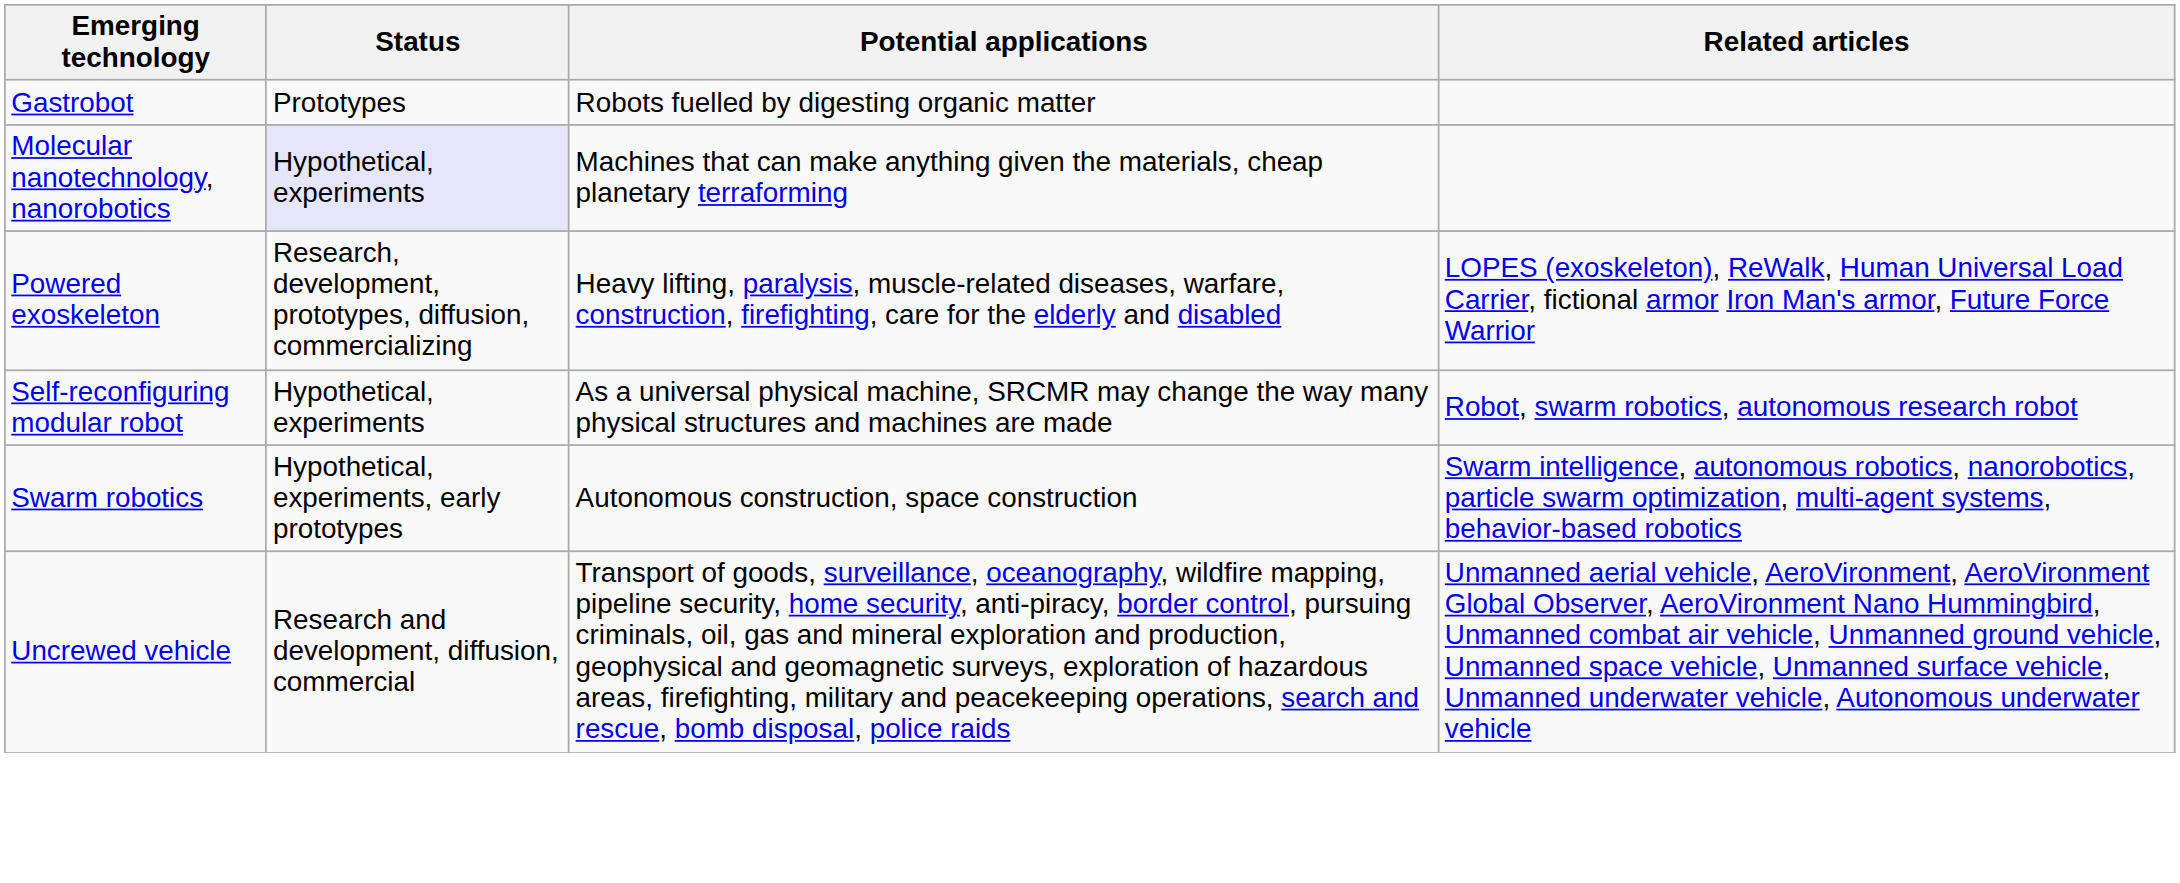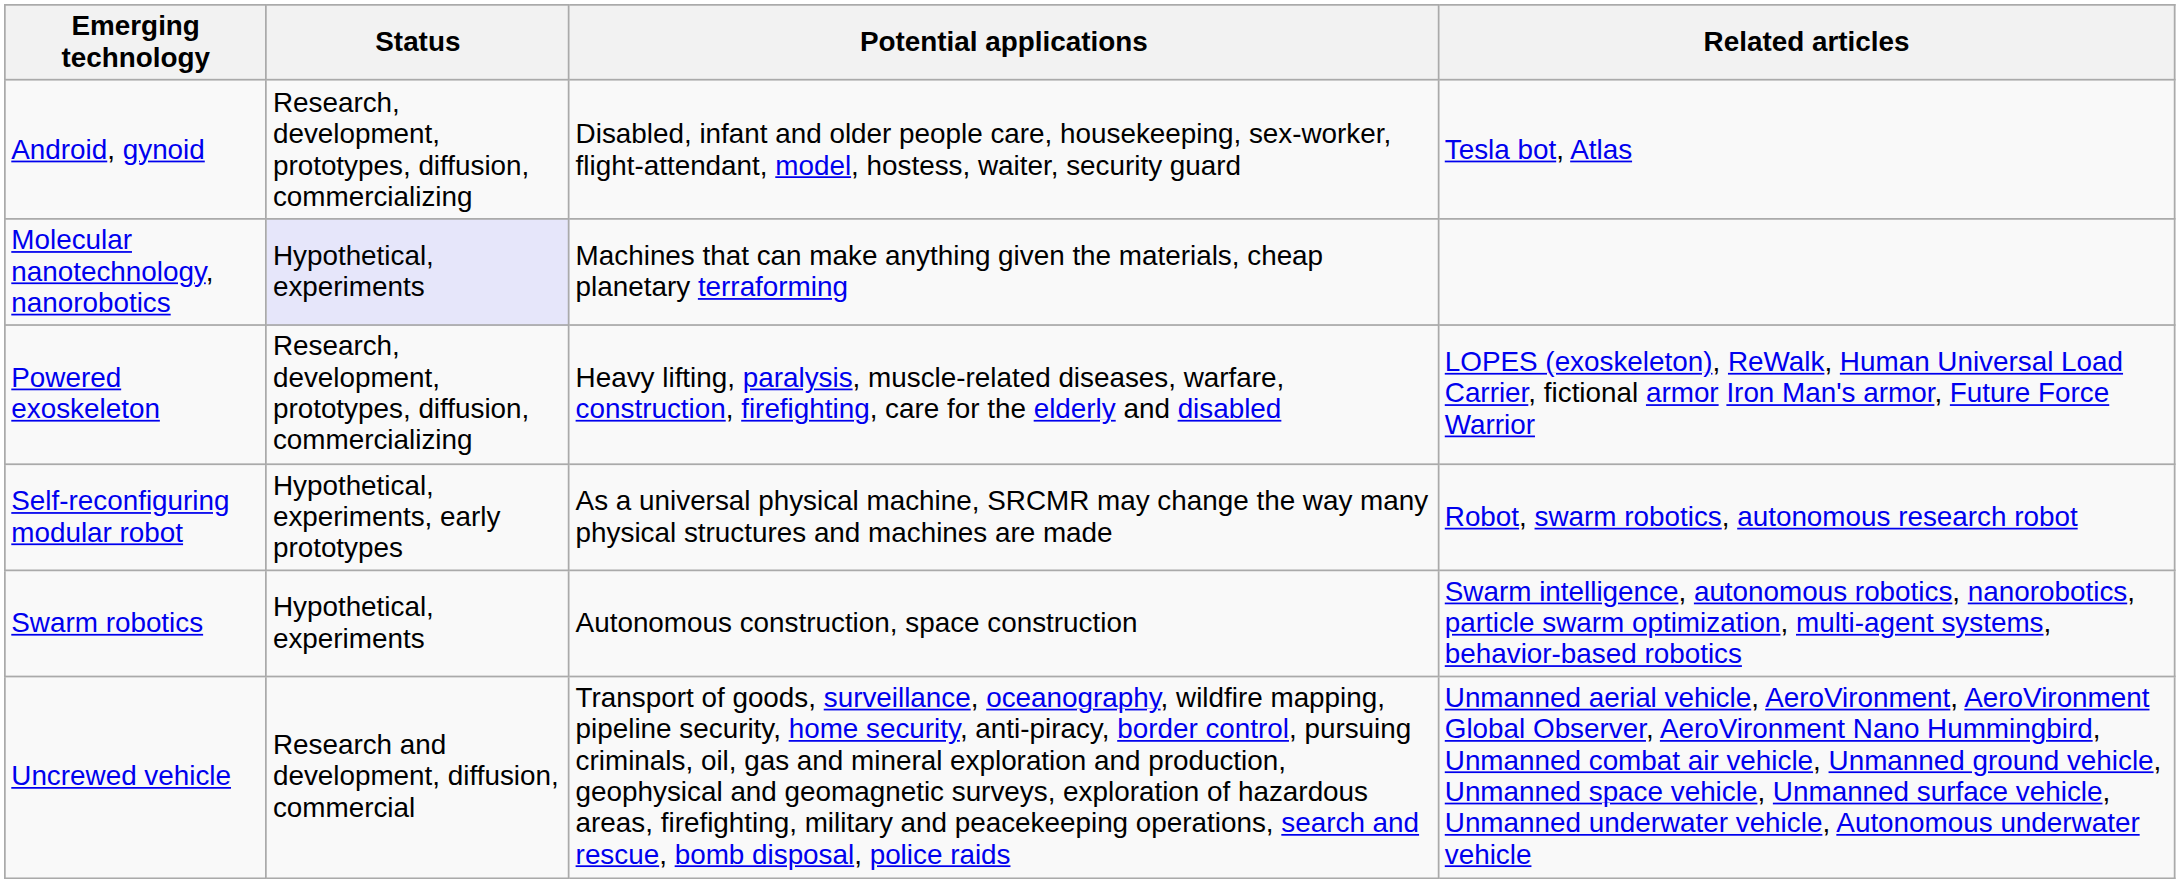+ row: (108, 149)
- row: (72, 102)
(353, 406) Hypothetical, experiments -> (387, 516) Hypothetical, experiments, early prototypes
(387, 497) Hypothetical, experiments, early prototypes -> (353, 623) Hypothetical, experiments
